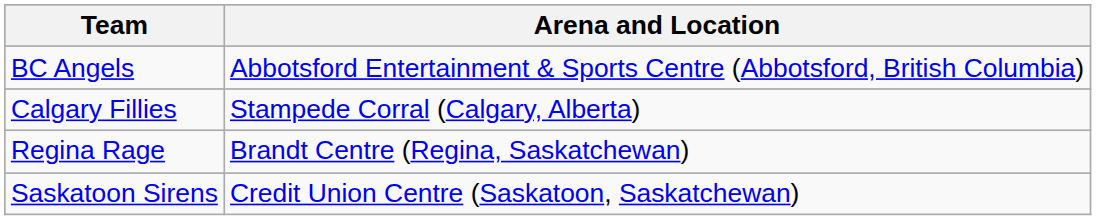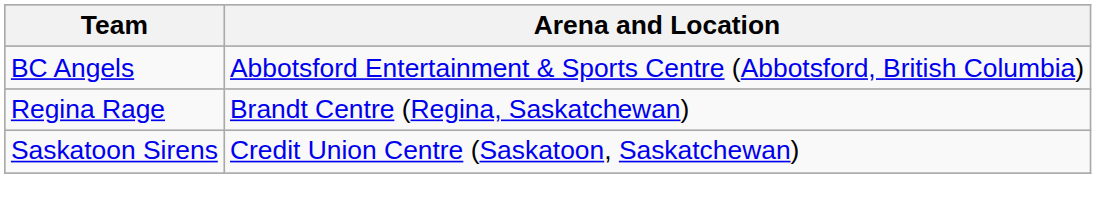- row: (94, 109)
